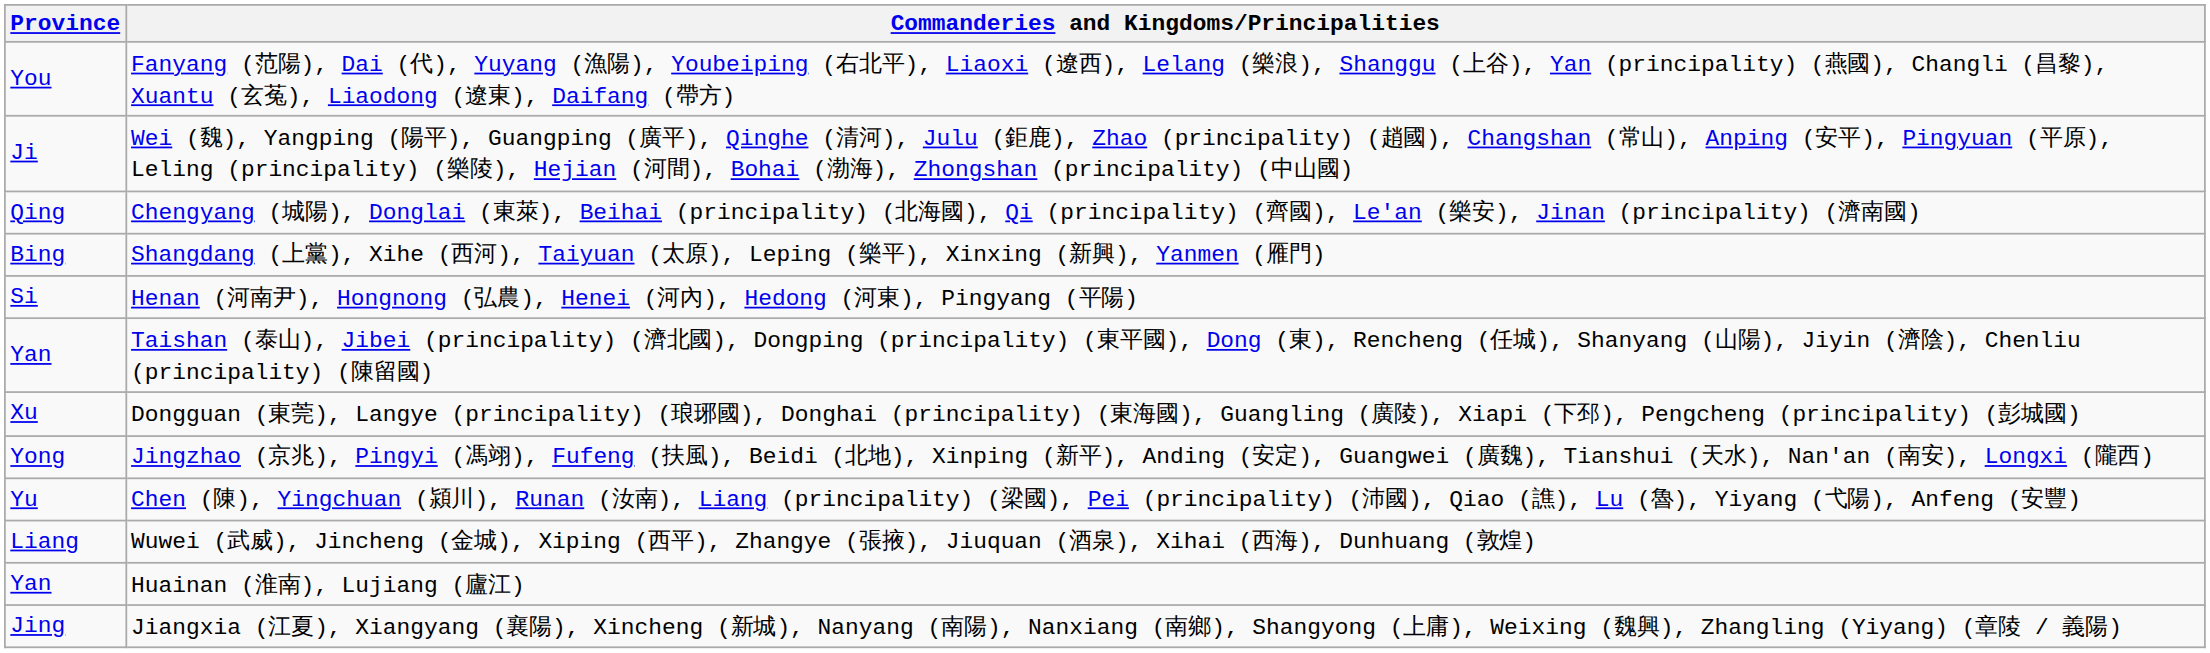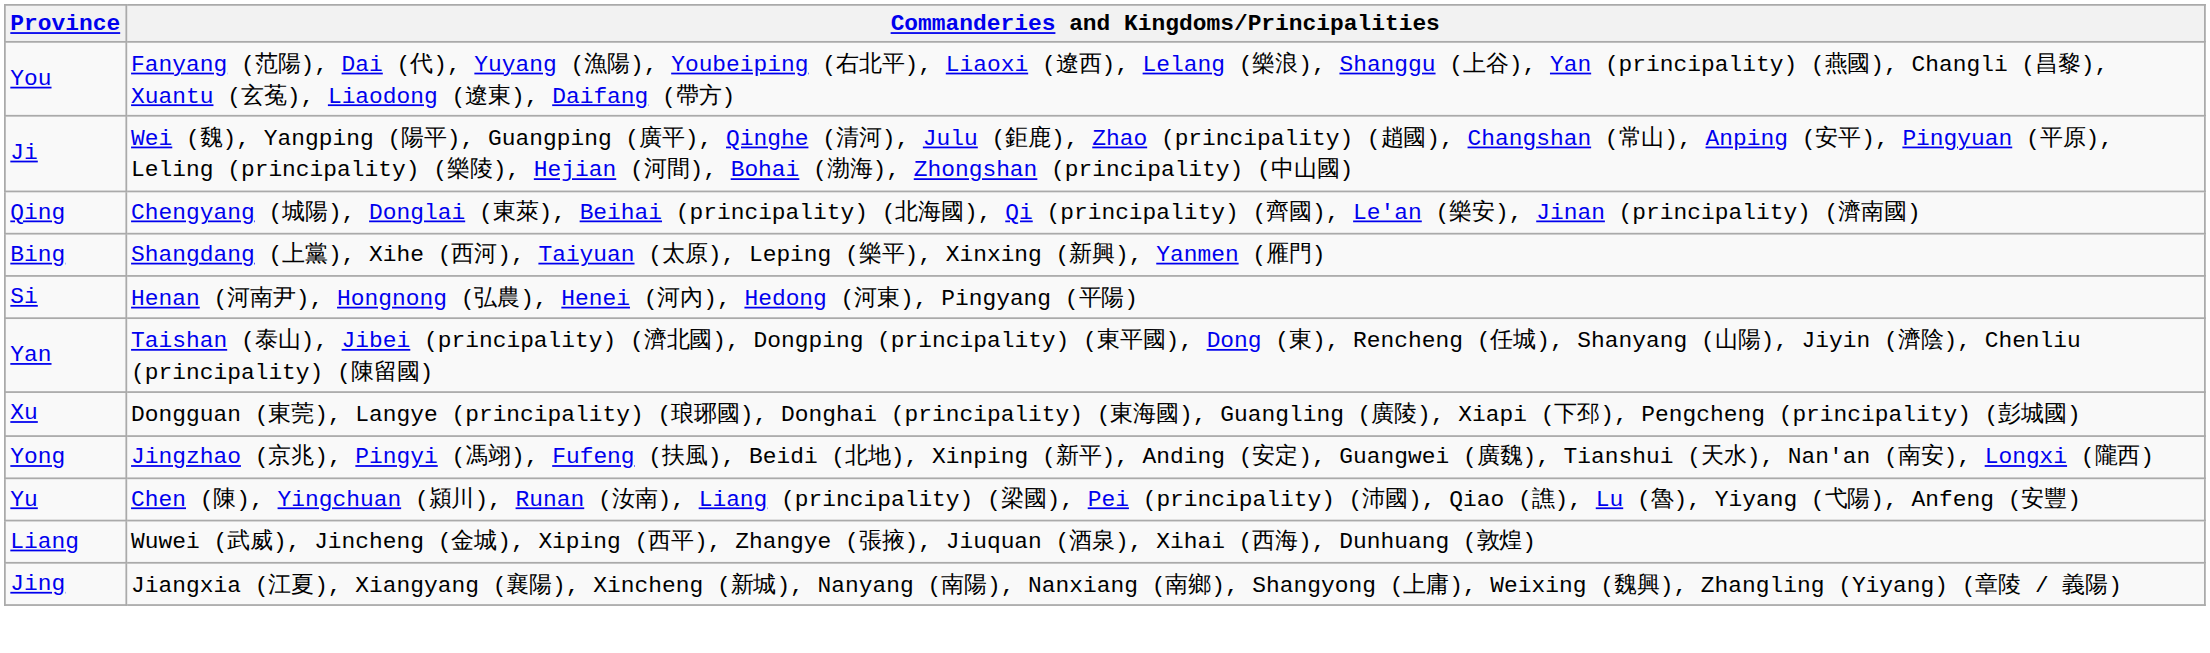- row: (328, 585)
